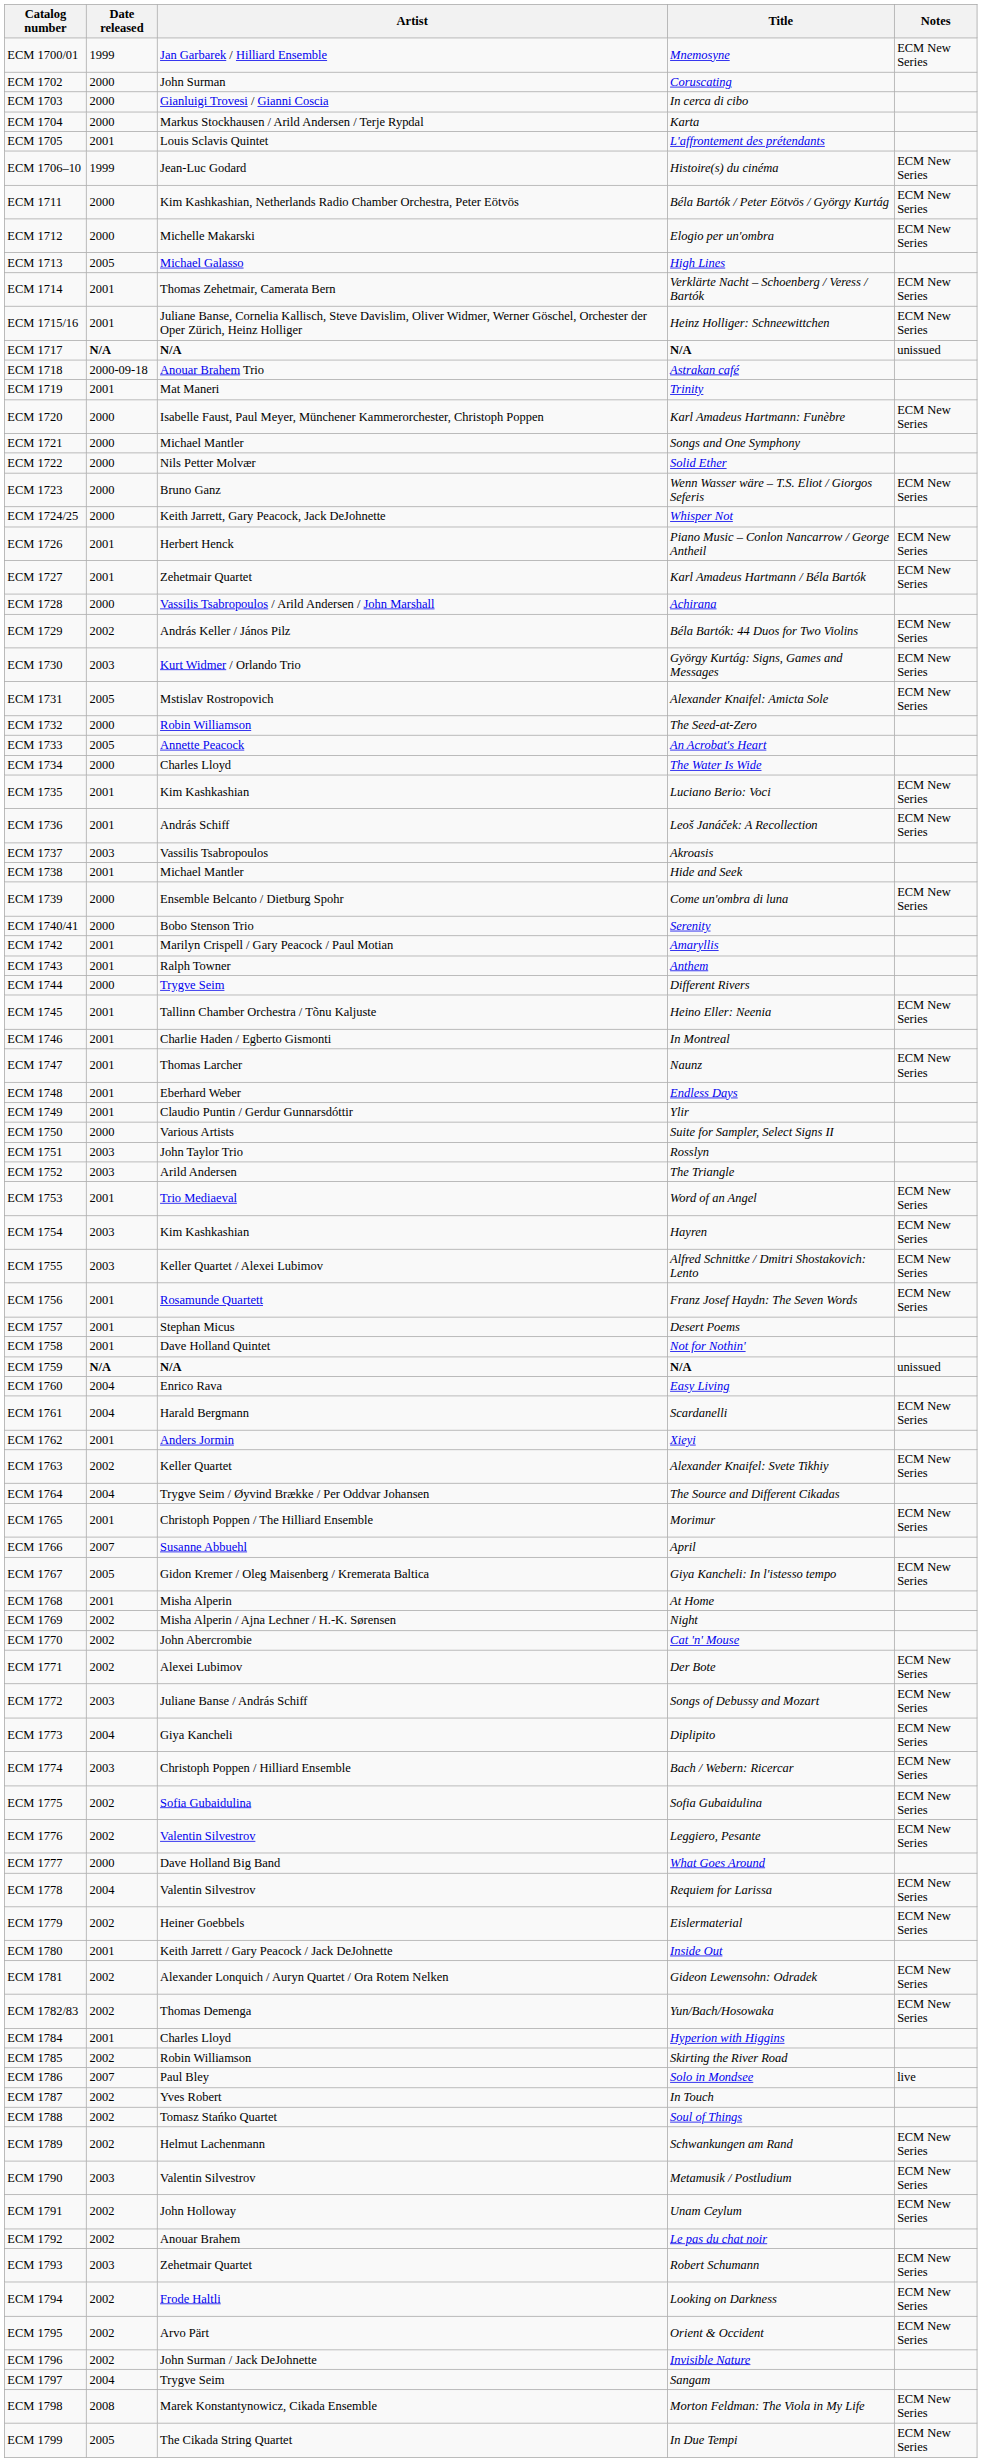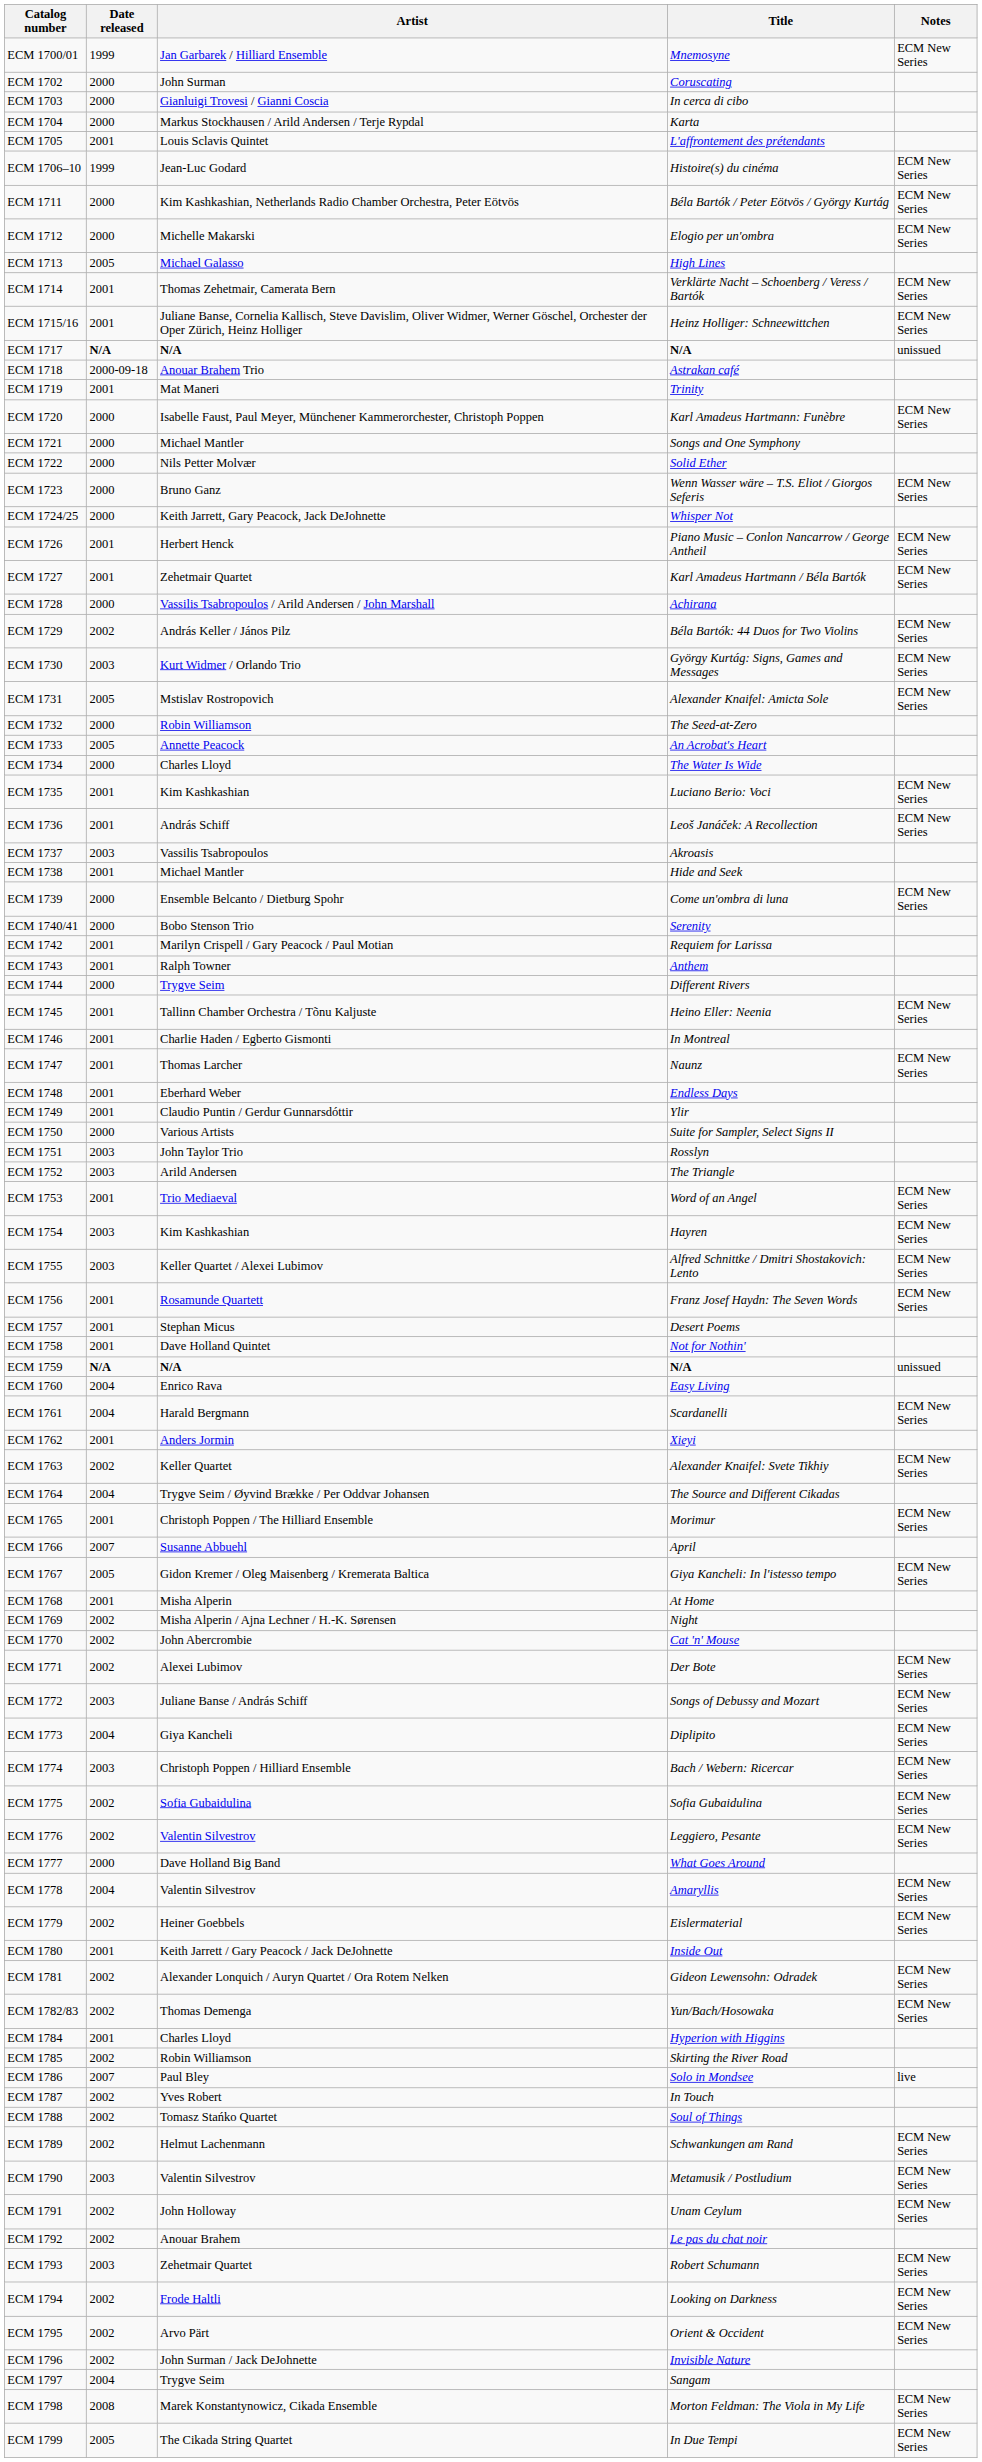(694, 945) Amaryllis -> (721, 945) Requiem for Larissa
(721, 1890) Requiem for Larissa -> (694, 1890) Amaryllis
